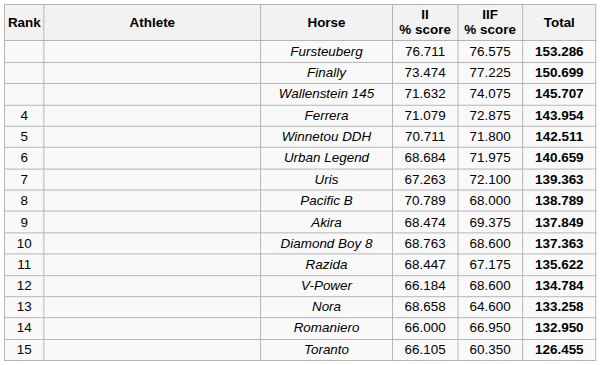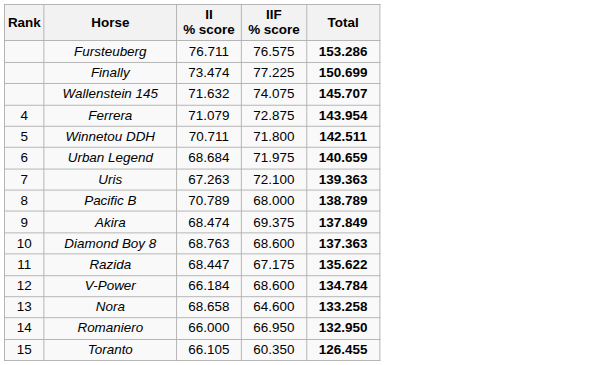- column: (152, 22)
